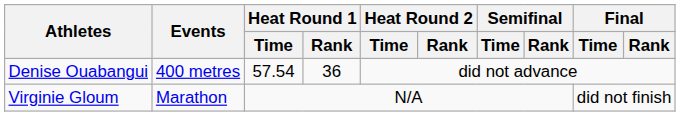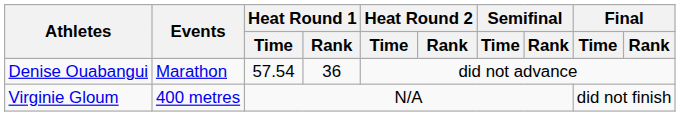(198, 72) 400 metres -> (191, 72) Marathon
(191, 98) Marathon -> (198, 98) 400 metres
